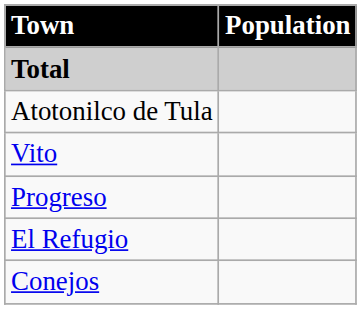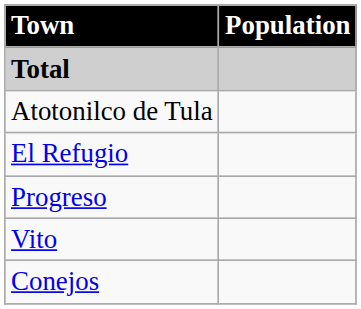rows swapped: (34, 153) <-> (70, 238)
